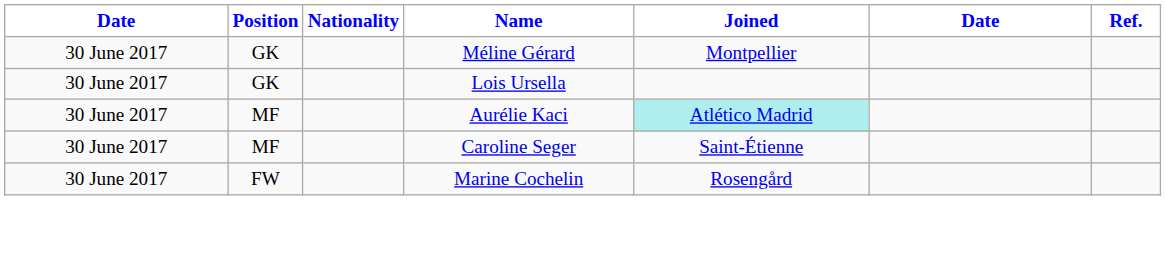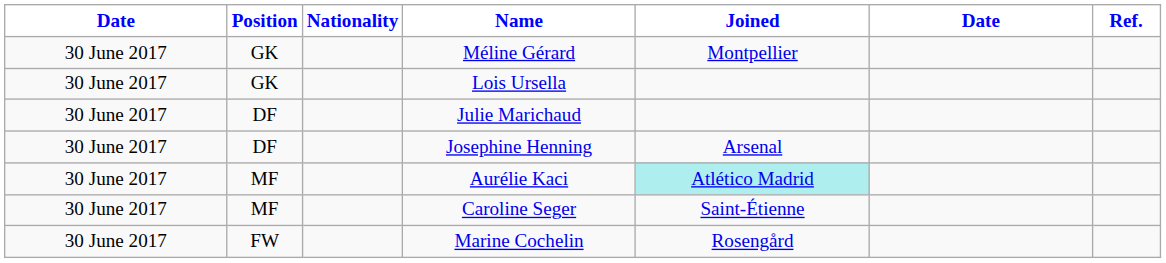+ row: (519, 115)
+ row: (519, 147)
